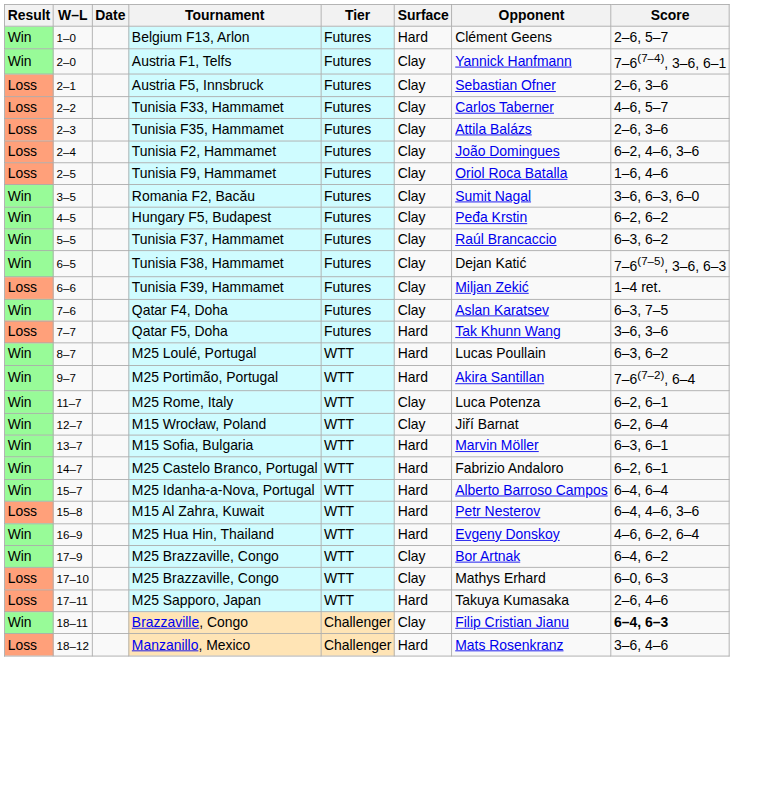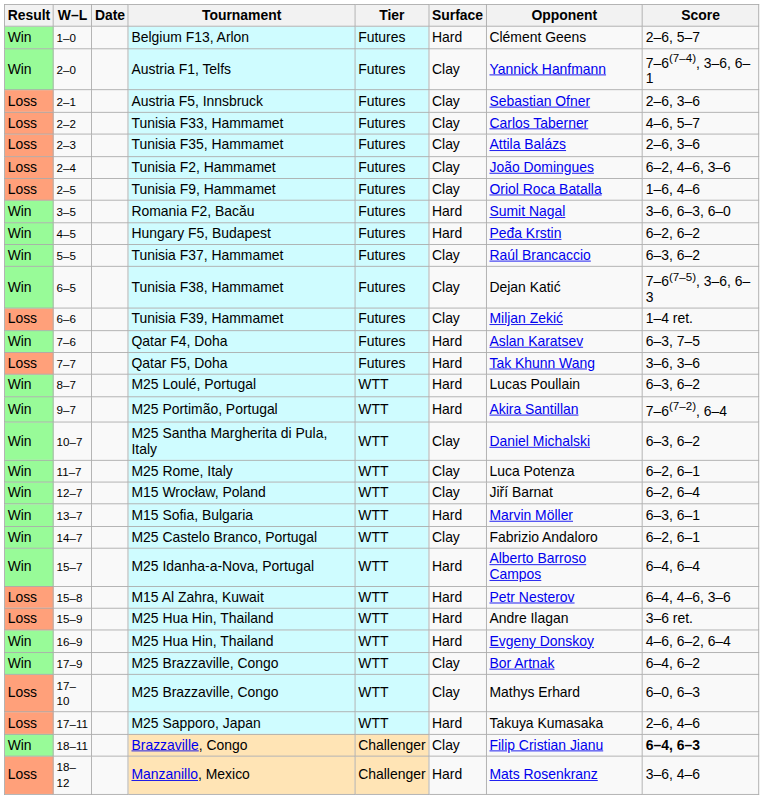(412, 195) Clay -> (447, 211) Hard
(412, 217) Clay -> (447, 233) Hard
(412, 310) Clay -> (447, 341) Hard
+ row: (70, 442)
(413, 468) Hard -> (446, 537) Clay
+ row: (70, 620)
